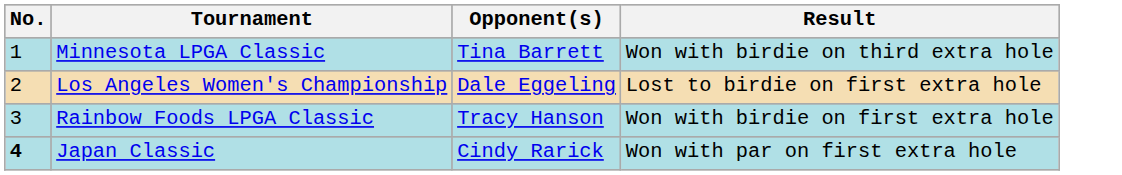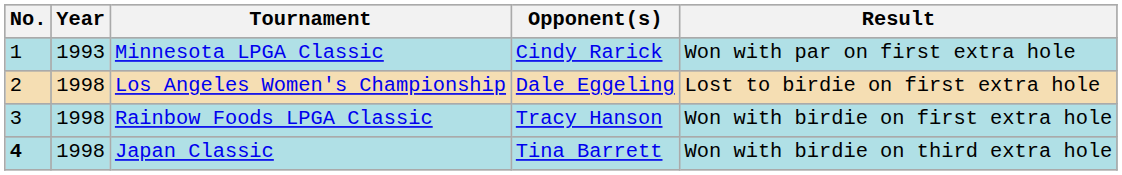+ column: (81, 22)
(530, 55) Tina Barrett -> (589, 55) Cindy Rarick
(840, 55) Won with birdie on third extra hole -> (880, 55) Won with par on first extra hole
(530, 153) Cindy Rarick -> (589, 153) Tina Barrett
(821, 153) Won with par on first extra hole -> (898, 153) Won with birdie on third extra hole
